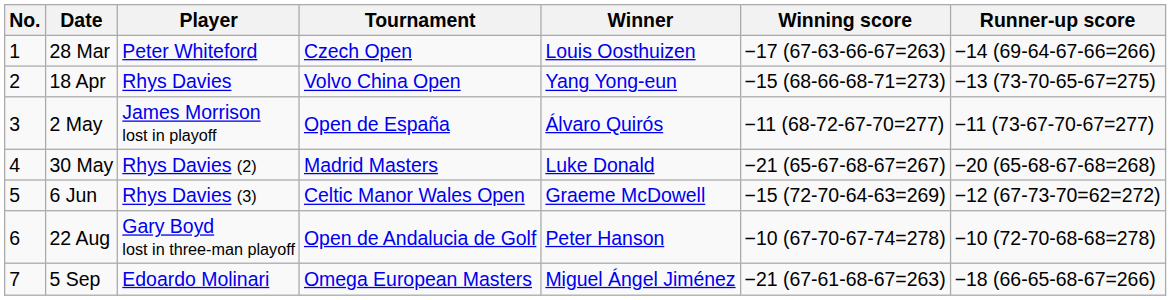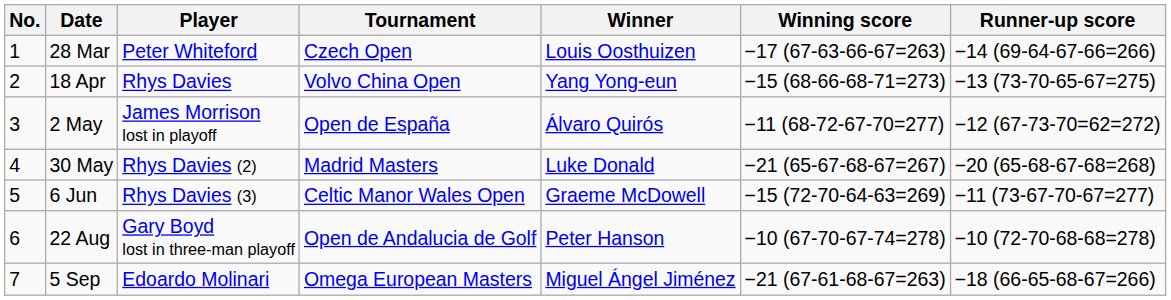(1054, 124) −11 (73-67-70-67=277) -> (1058, 124) −12 (67-73-70=62=272)
(1058, 196) −12 (67-73-70=62=272) -> (1054, 196) −11 (73-67-70-67=277)
